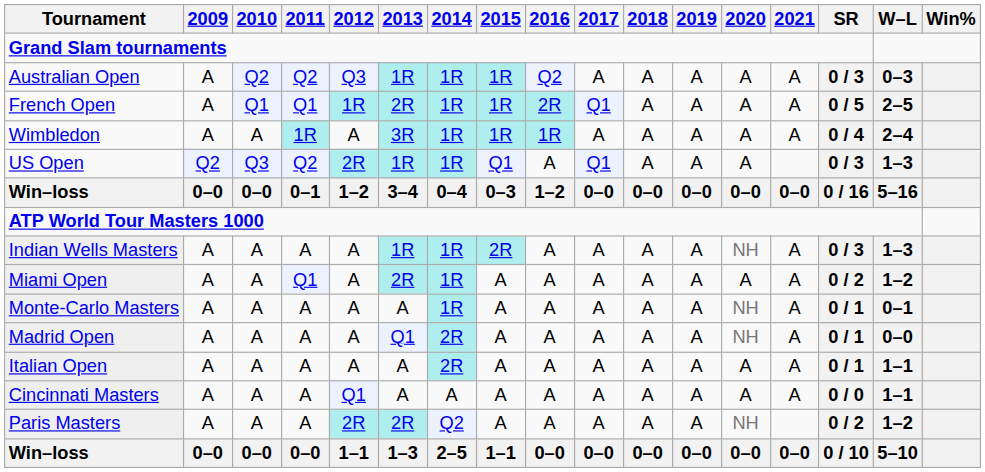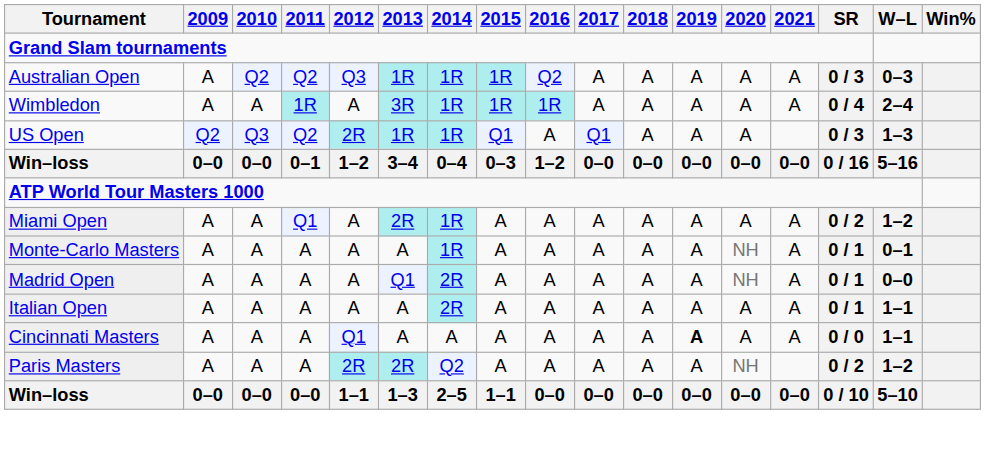- row: (62, 105)
- row: (93, 250)
(697, 395) normal -> (697, 337) bold
